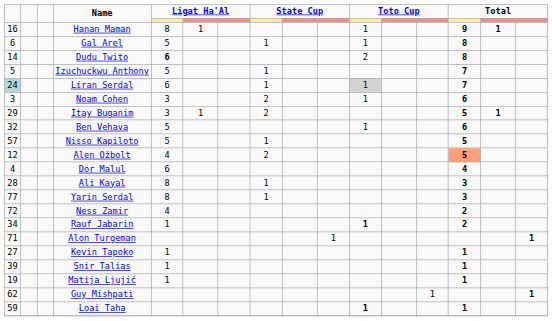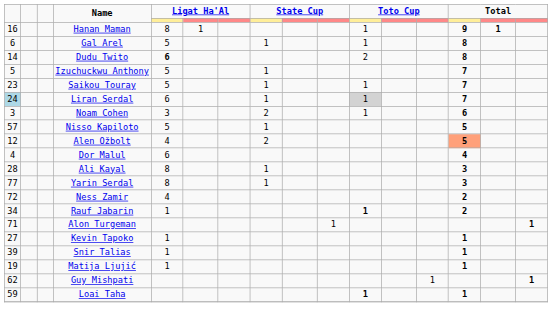+ row: (102, 86)
- row: (102, 114)
- row: (102, 127)
